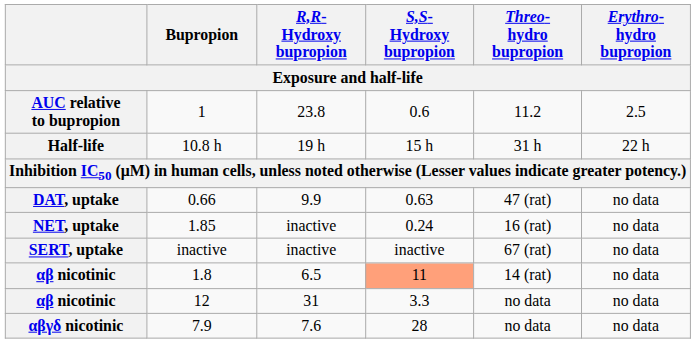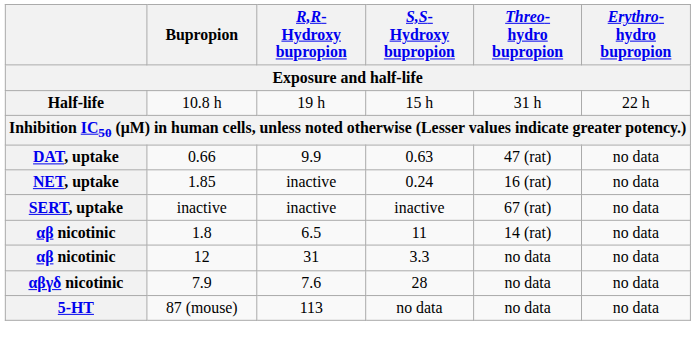- row: (202, 111)
(419, 275) lightsalmon background -> (419, 232) no background
+ row: (202, 308)
